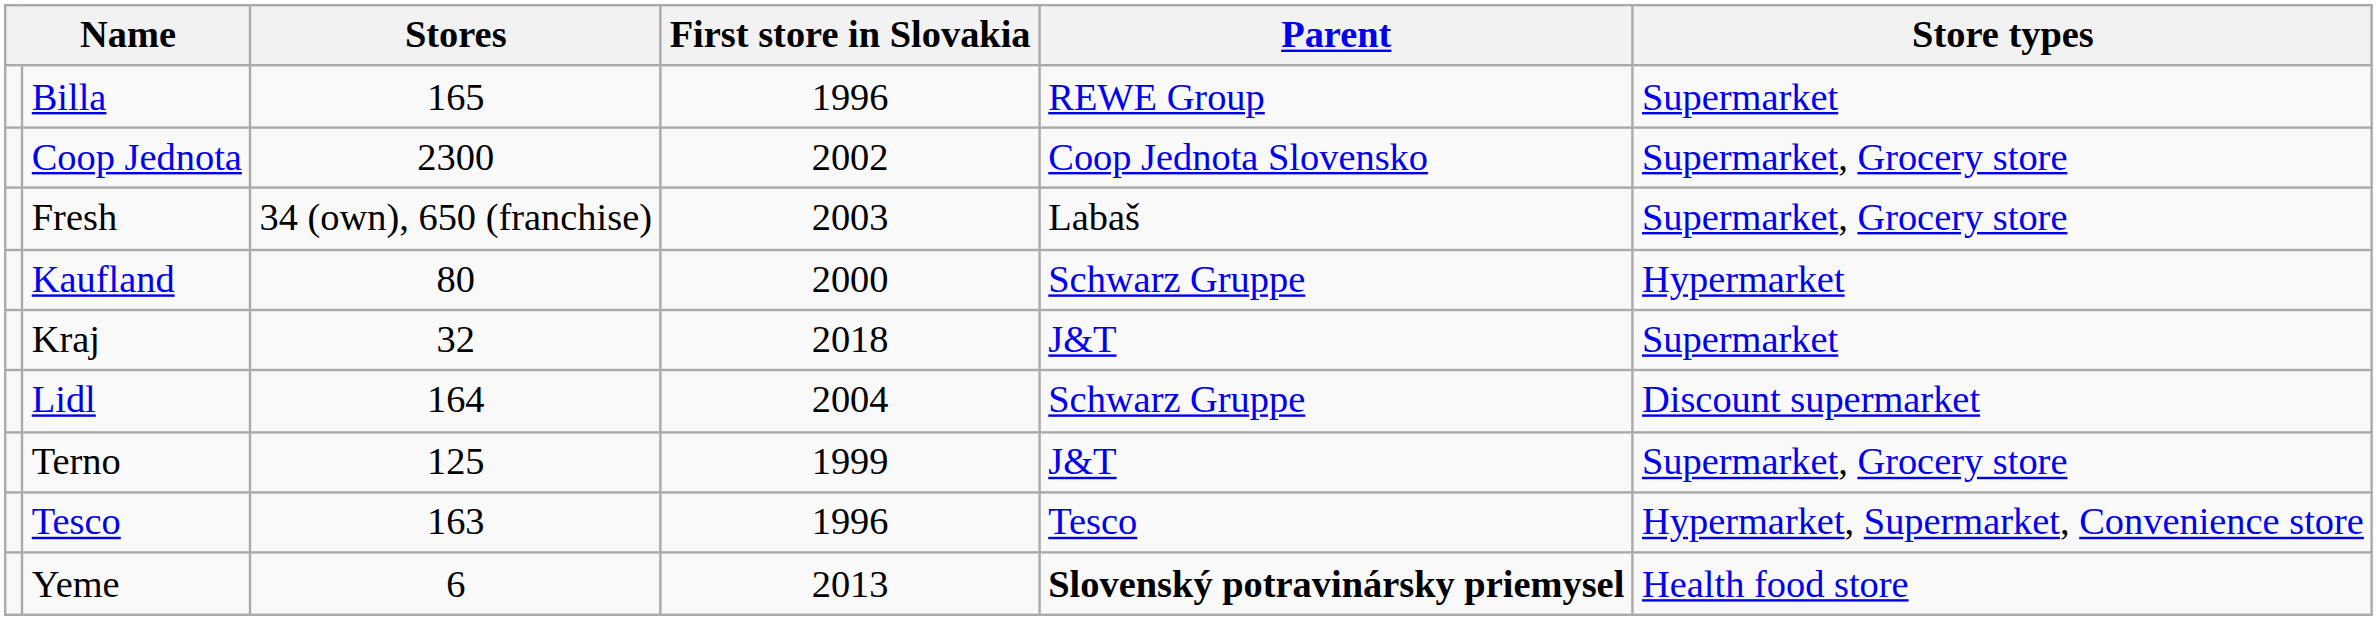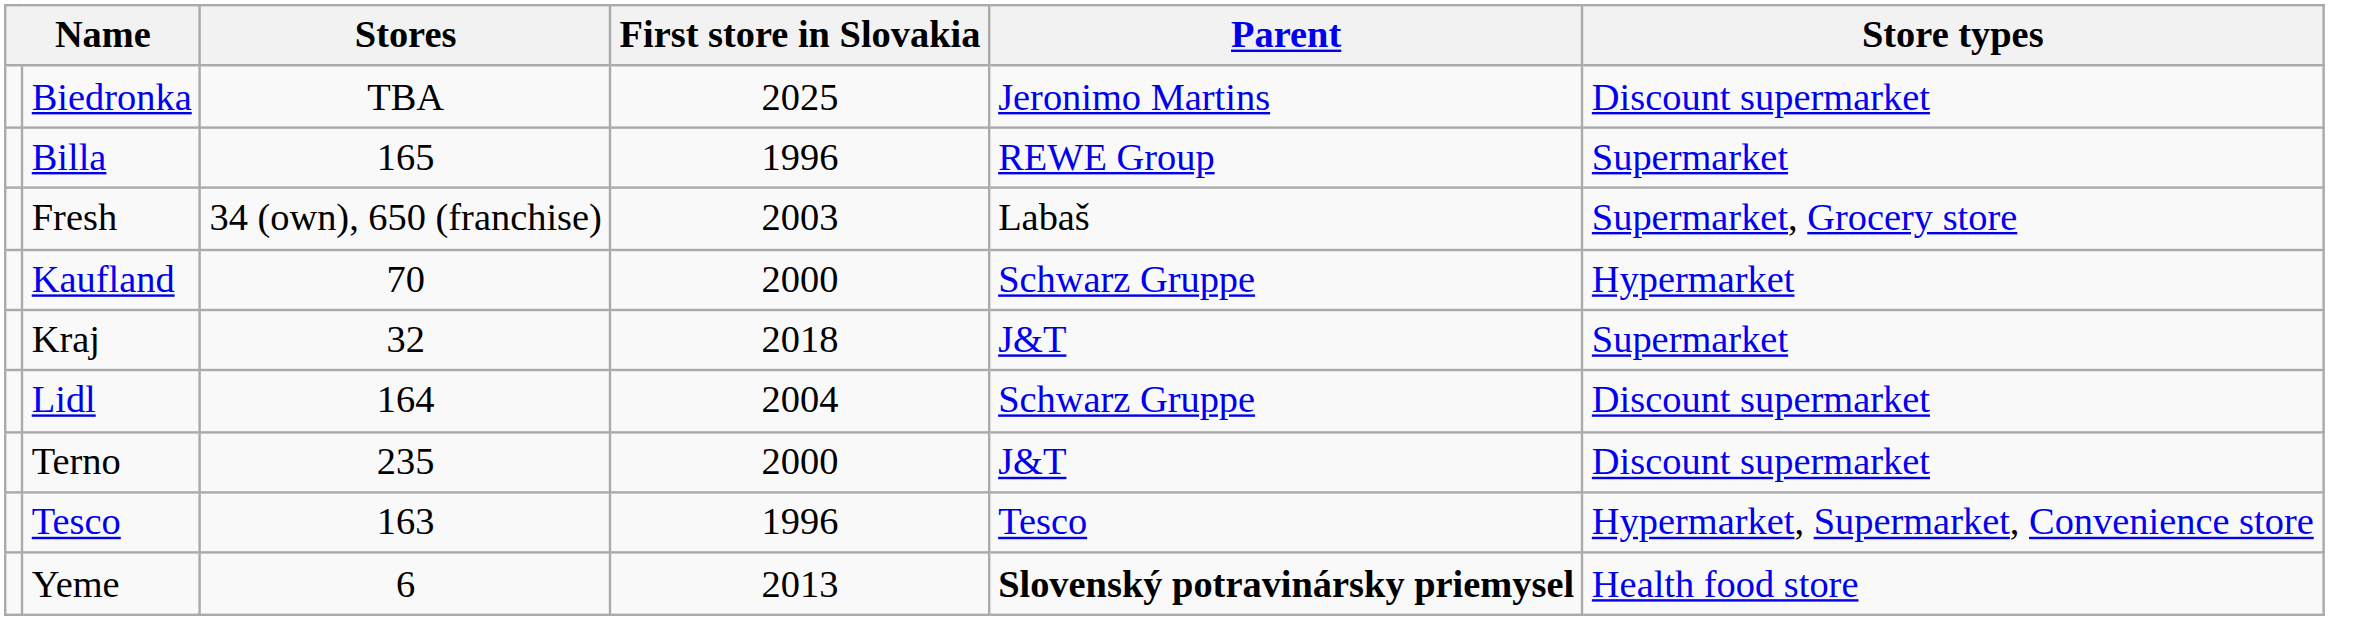+ row: (112, 95)
- row: (137, 156)
(456, 278) 80 -> (406, 278) 70
(456, 461) 125 -> (406, 461) 235
(850, 461) 1999 -> (800, 461) 2000
(1855, 461) Supermarket, Grocery store -> (1761, 461) Discount supermarket
